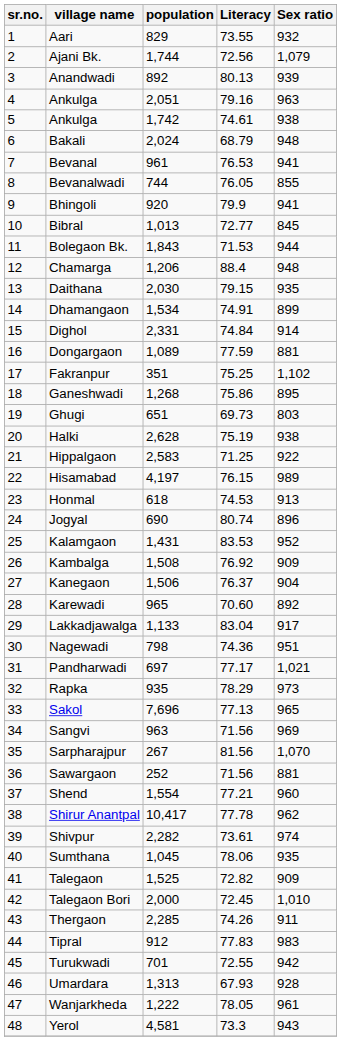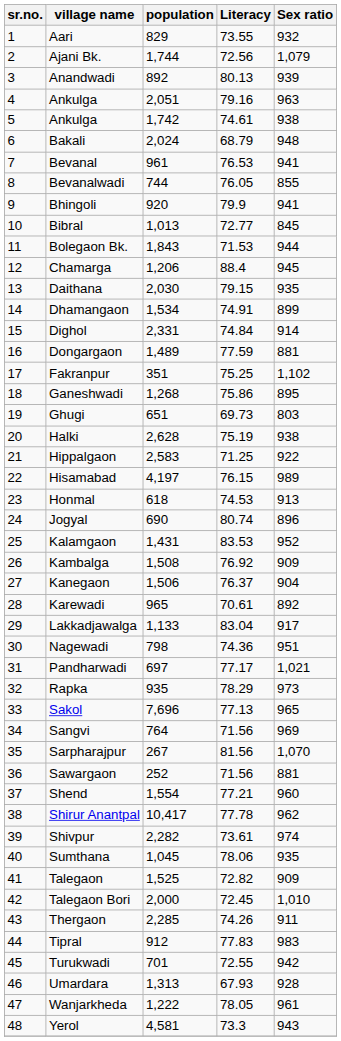(288, 267) 948 -> (288, 267) 945
(163, 352) 1,089 -> (163, 352) 1,489
(237, 604) 70.60 -> (237, 604) 70.61
(157, 731) 963 -> (157, 731) 764
